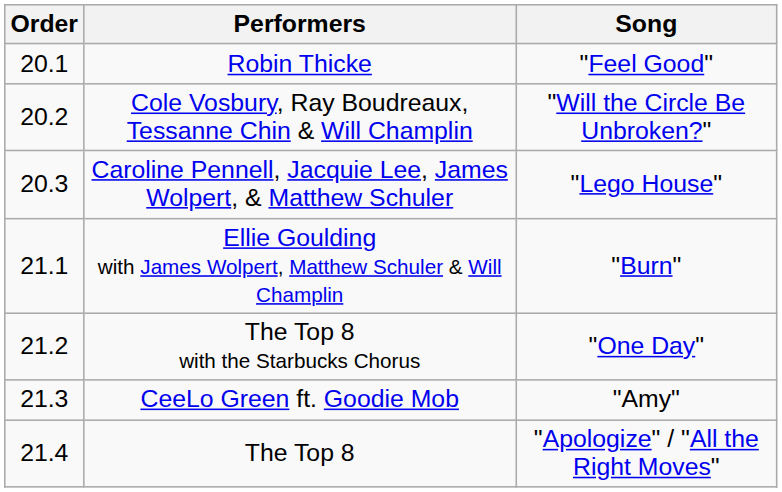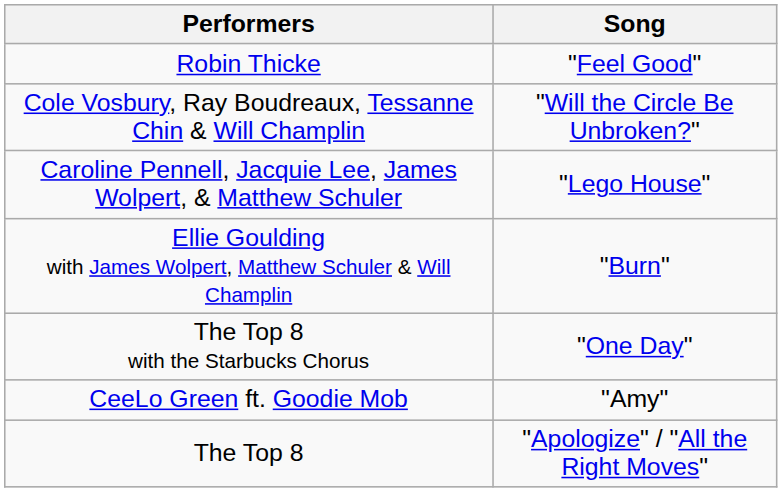- column: (44, 24)
